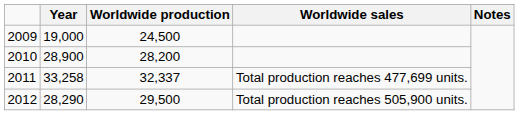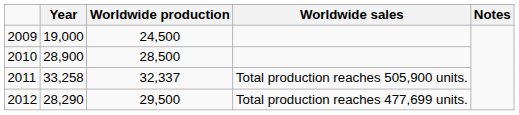(160, 57) 28,200 -> (160, 57) 28,500
(352, 78) Total production reaches 477,699 units. -> (352, 78) Total production reaches 505,900 units.
(352, 99) Total production reaches 505,900 units. -> (352, 99) Total production reaches 477,699 units.
